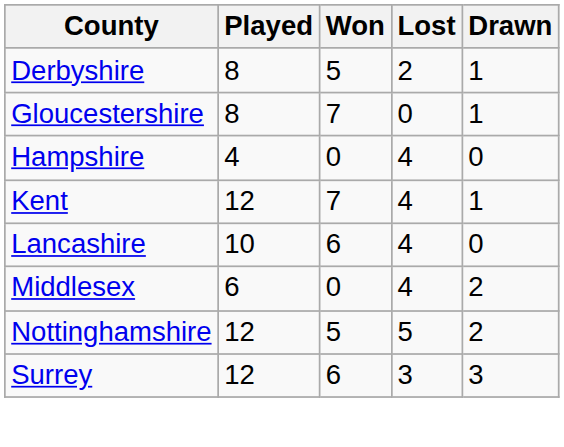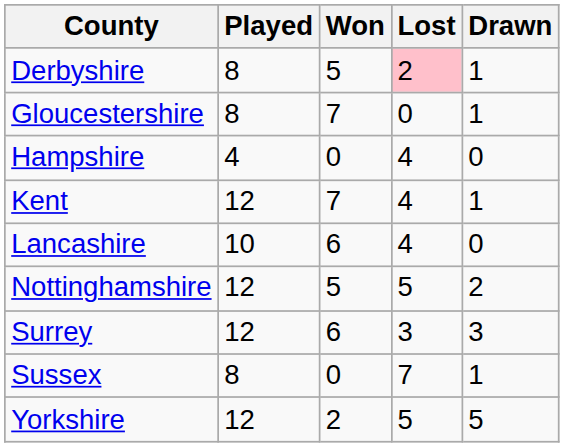(405, 69) no background -> (405, 69) pink background
- row: (73, 288)
+ row: (56, 375)
+ row: (68, 419)
